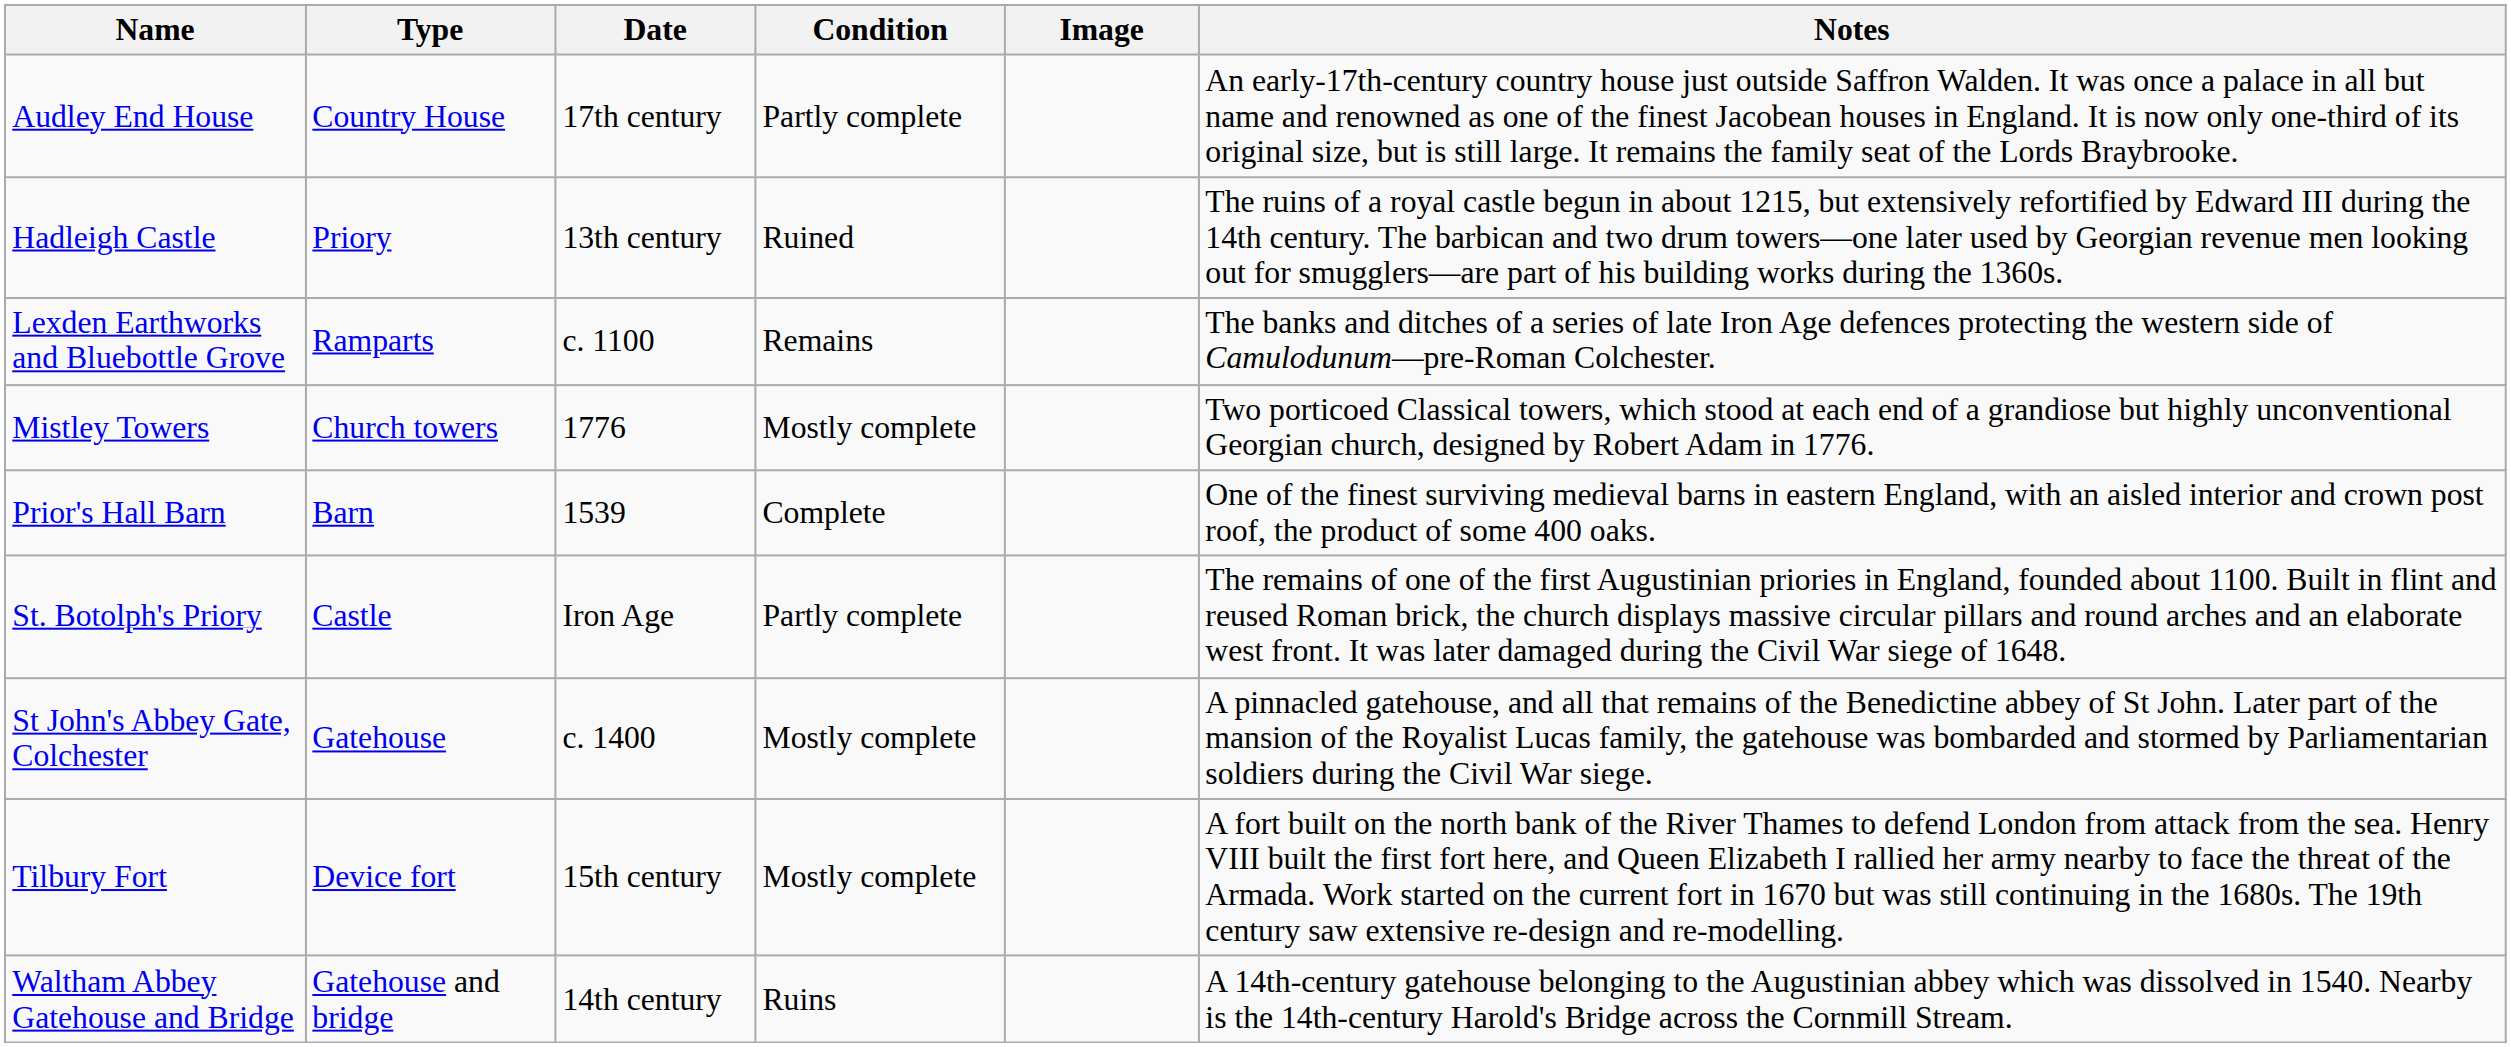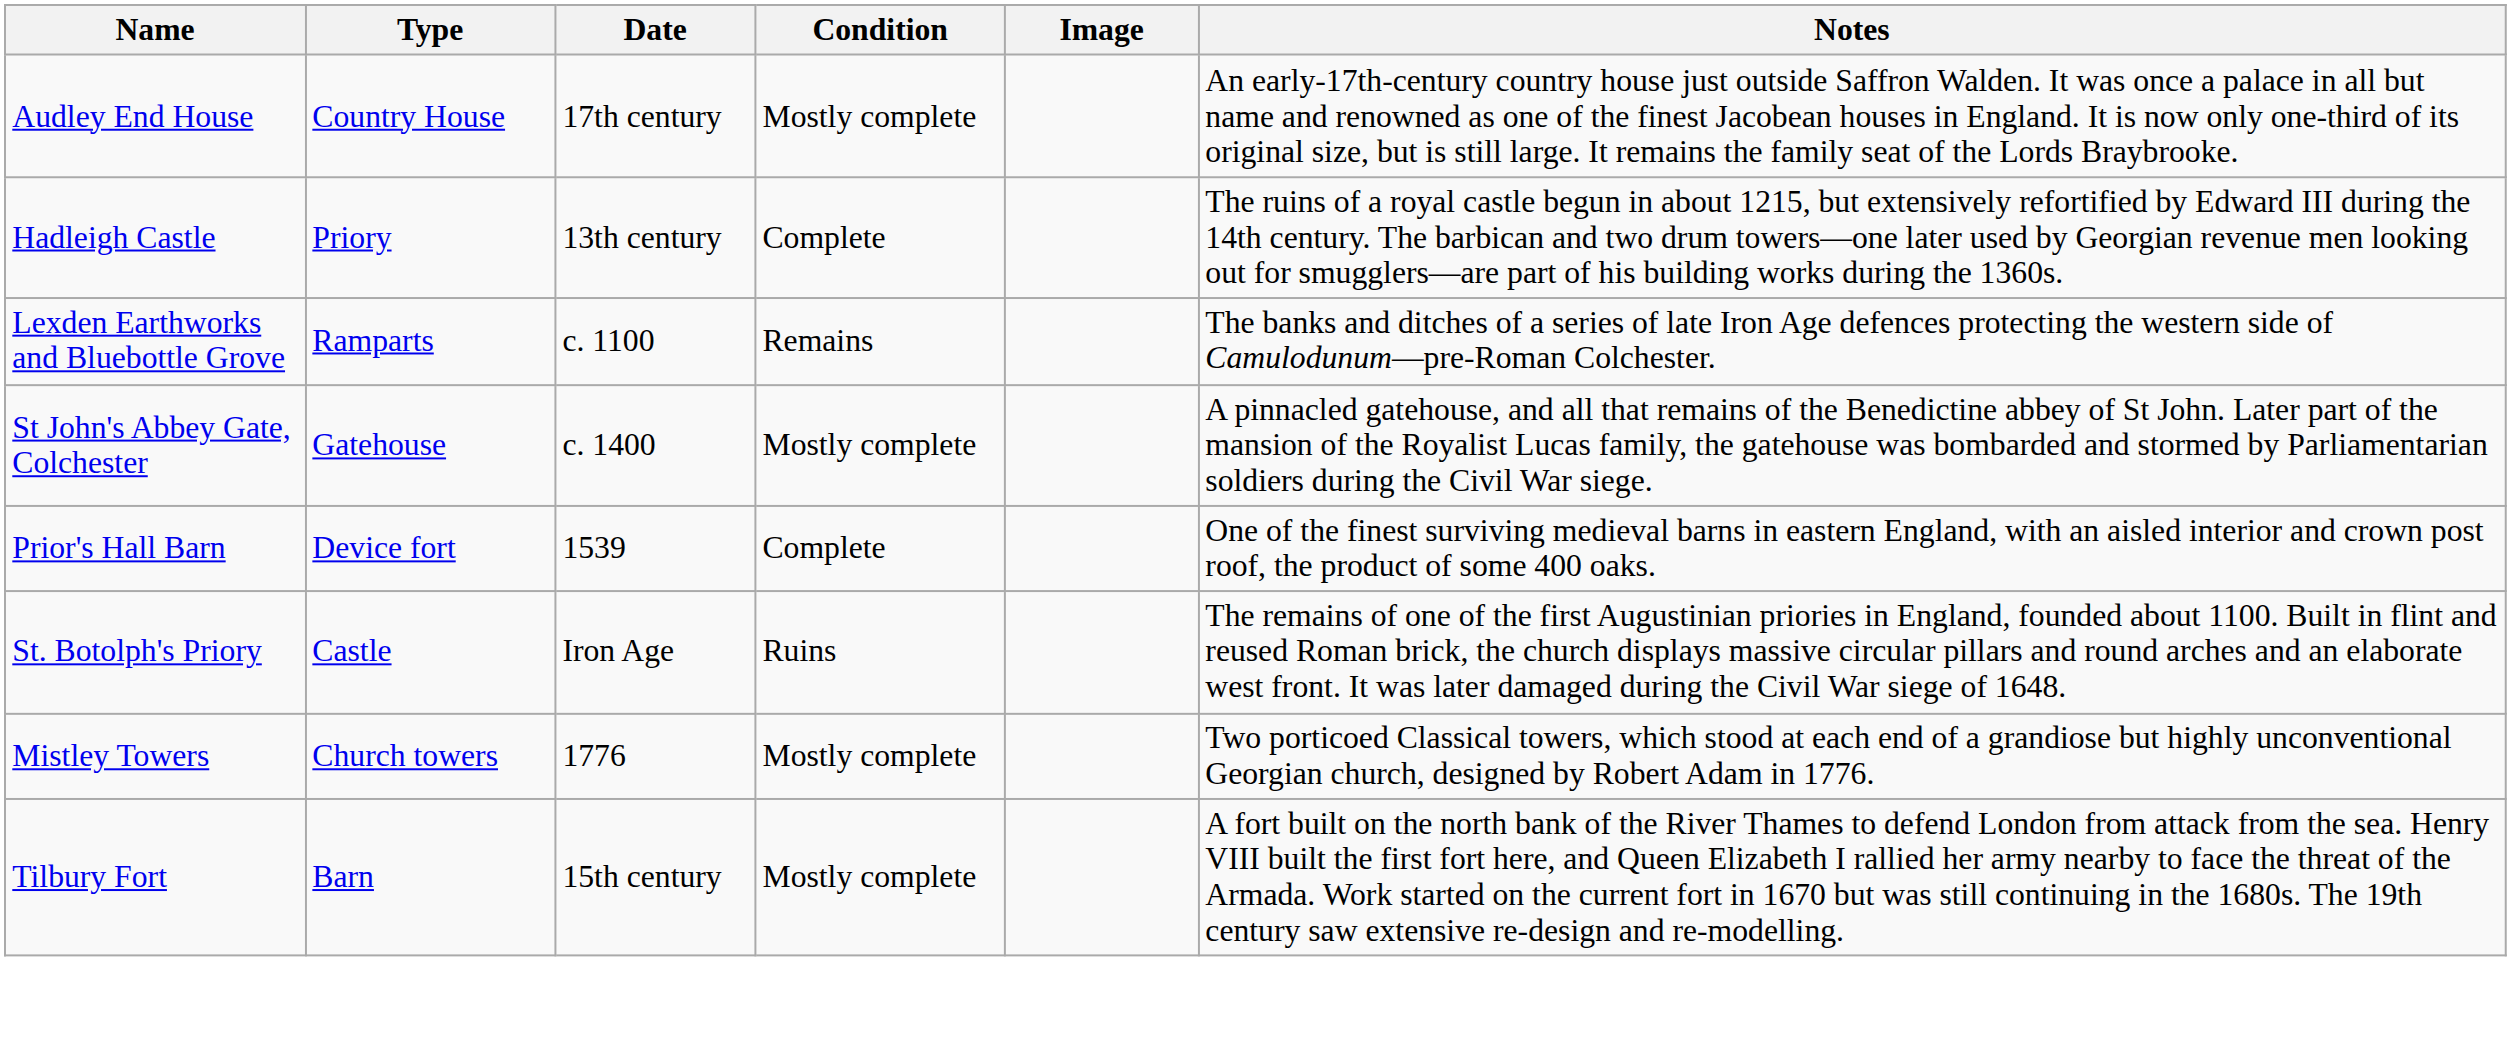(862, 115) Partly complete -> (869, 115) Mostly complete
(808, 237) Ruined -> (824, 237) Complete
rows swapped: (111, 426) <-> (152, 737)
(343, 512) Barn -> (384, 548) Device fort
(862, 616) Partly complete -> (799, 651) Ruins
(384, 877) Device fort -> (343, 877) Barn
- row: (153, 998)
